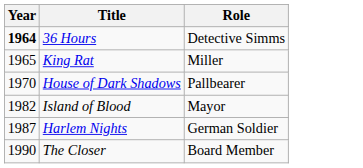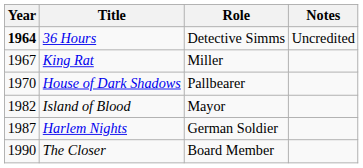+ column: (323, 15)
(22, 60) 1965 -> (22, 60) 1967
